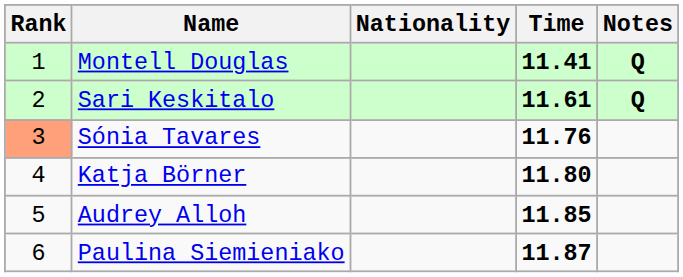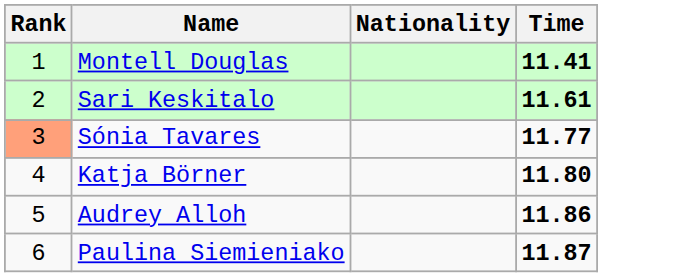- column: (638, 24)
(557, 138) 11.76 -> (557, 138) 11.77
(557, 215) 11.85 -> (557, 215) 11.86
